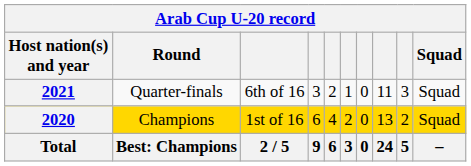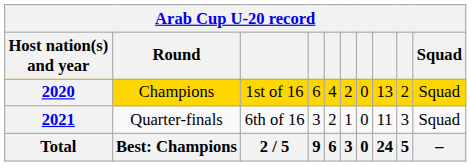rows swapped: (58, 120) <-> (58, 92)
